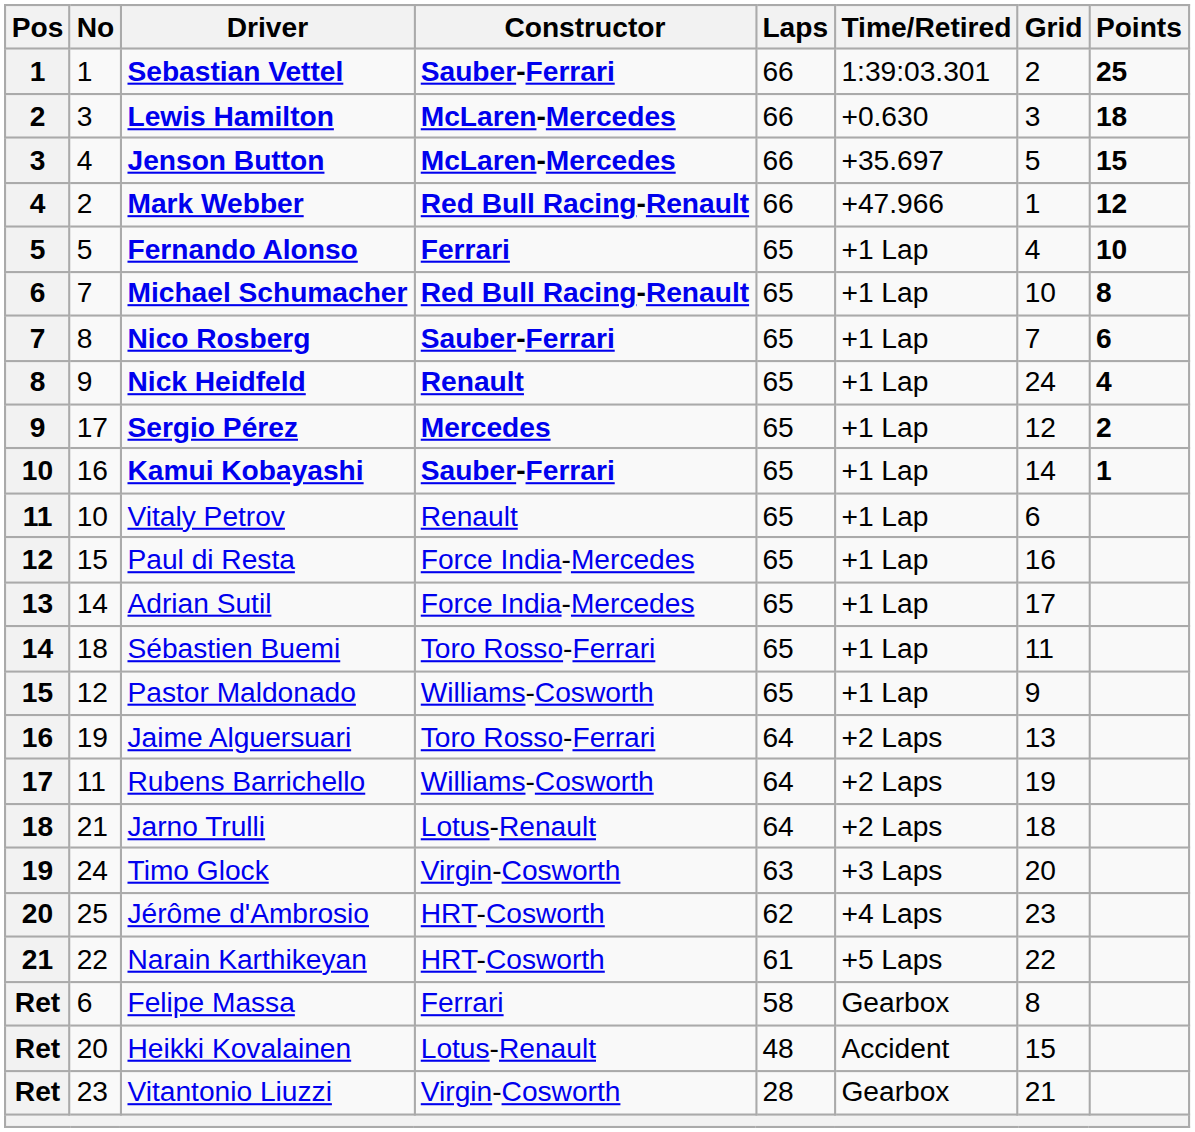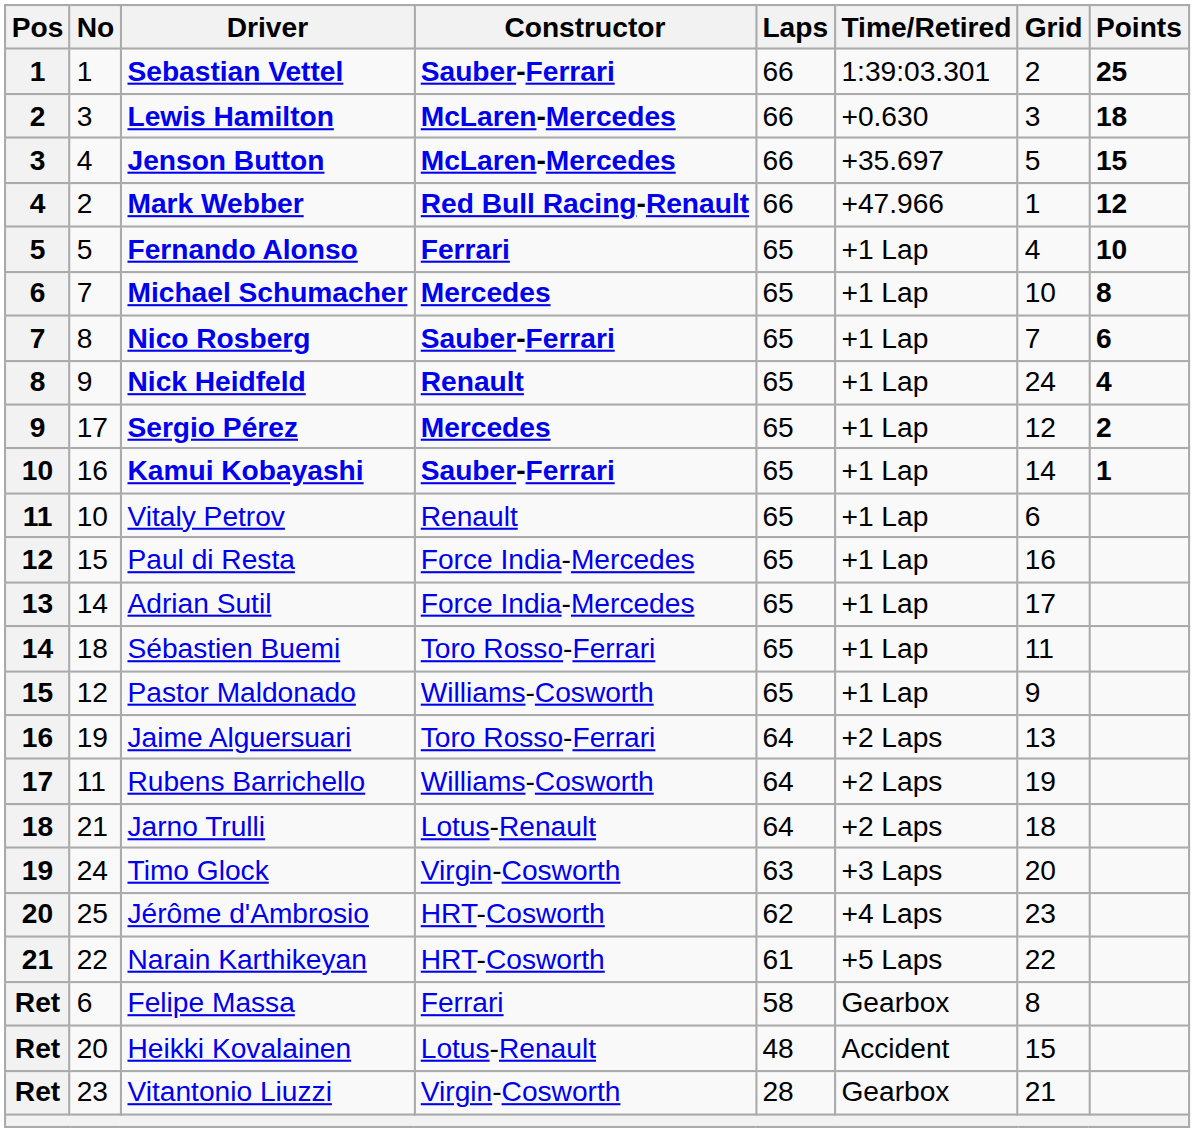(585, 293) Red Bull Racing-Renault -> (486, 293) Mercedes
